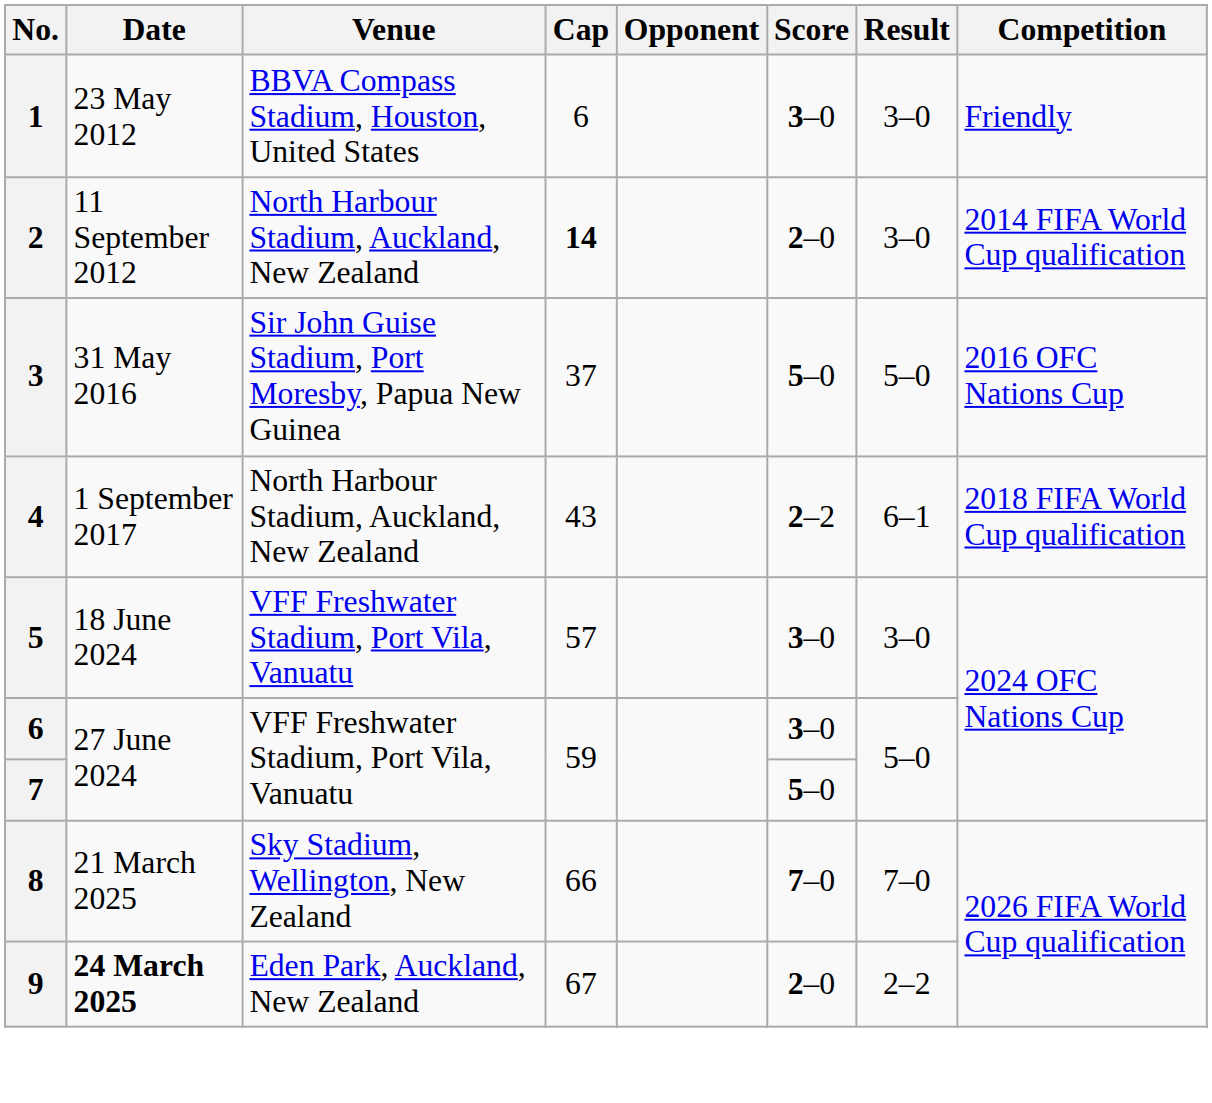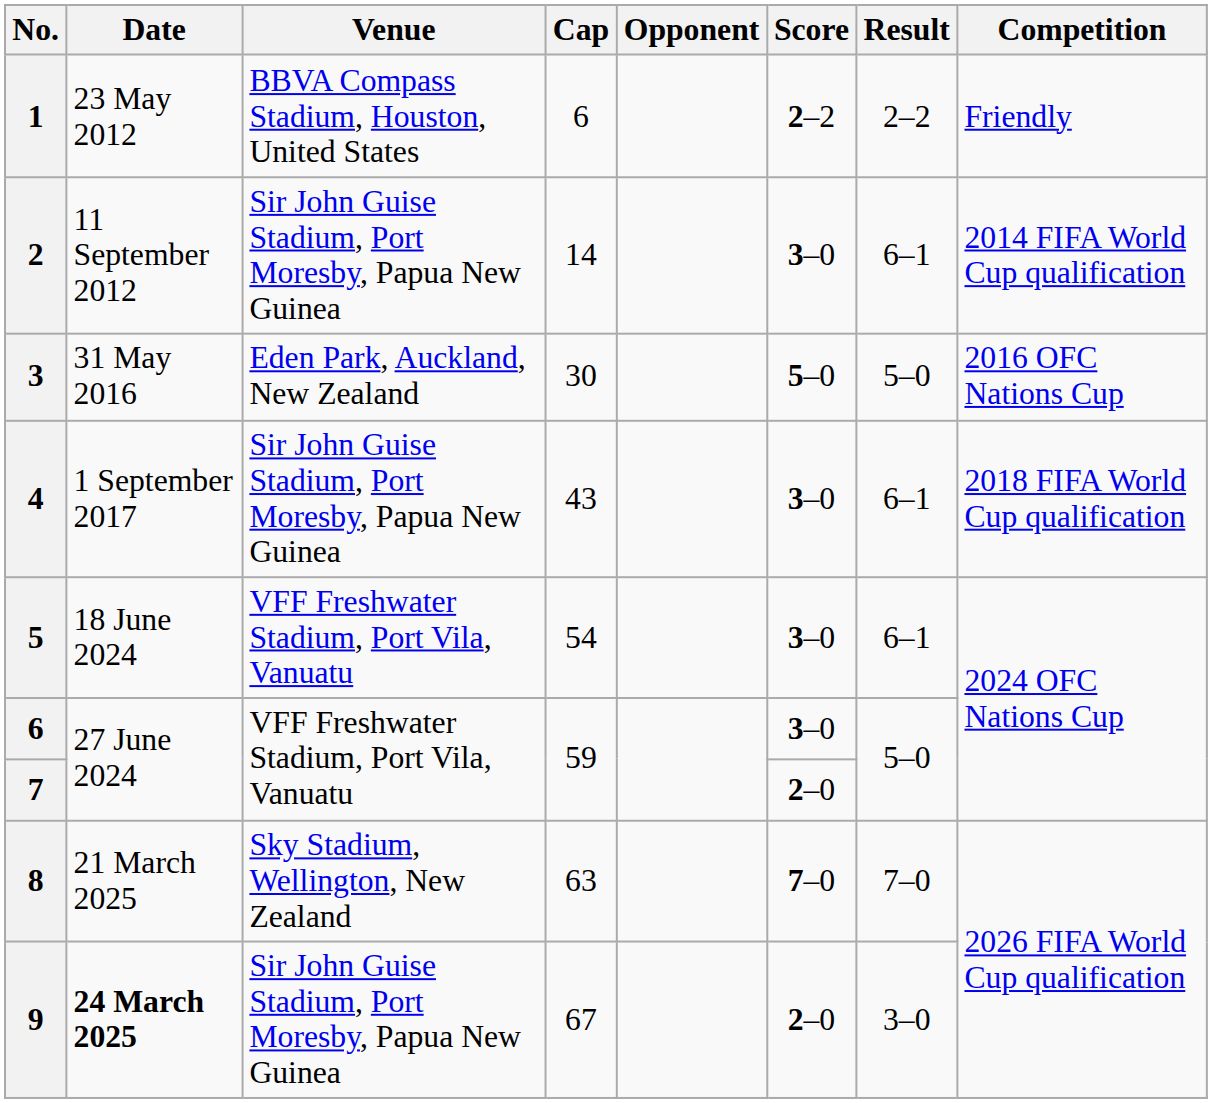(811, 115) 3–0 -> (811, 115) 2–2
(907, 115) 3–0 -> (907, 115) 2–2
(375, 237) North Harbour Stadium, Auckland, New Zealand -> (385, 254) Sir John Guise Stadium, Port Moresby, Papua New Guinea
(581, 237) bold -> (581, 254) normal
(811, 237) 2–0 -> (811, 254) 3–0
(907, 237) 3–0 -> (907, 254) 6–1
(385, 376) Sir John Guise Stadium, Port Moresby, Papua New Guinea -> (388, 376) Eden Park, Auckland, New Zealand
(581, 376) 37 -> (581, 376) 30
(375, 515) North Harbour Stadium, Auckland, New Zealand -> (385, 497) Sir John Guise Stadium, Port Moresby, Papua New Guinea
(811, 515) 2–2 -> (811, 497) 3–0
(581, 637) 57 -> (581, 637) 54
(907, 637) 3–0 -> (907, 637) 6–1
(811, 789) 5–0 -> (811, 789) 2–0
(581, 880) 66 -> (581, 880) 63
(388, 983) Eden Park, Auckland, New Zealand -> (385, 1019) Sir John Guise Stadium, Port Moresby, Papua New Guinea
(907, 983) 2–2 -> (907, 1019) 3–0
